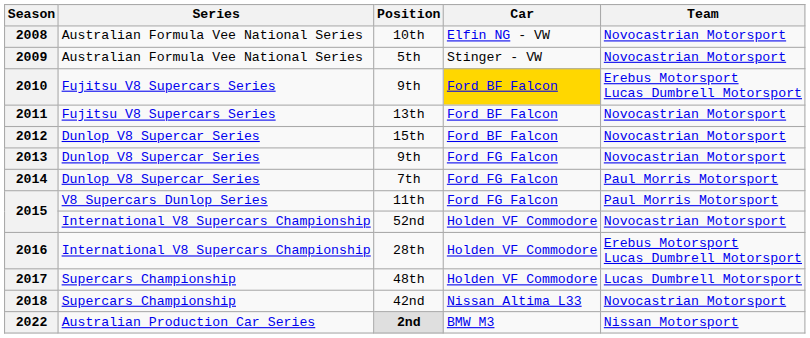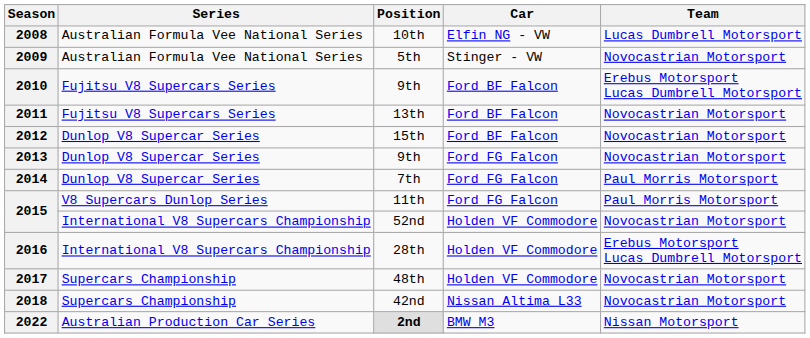(695, 37) Novocastrian Motorsport -> (703, 37) Lucas Dumbrell Motorsport
(502, 87) gold background -> (502, 87) no background
(703, 280) Lucas Dumbrell Motorsport -> (695, 280) Novocastrian Motorsport
